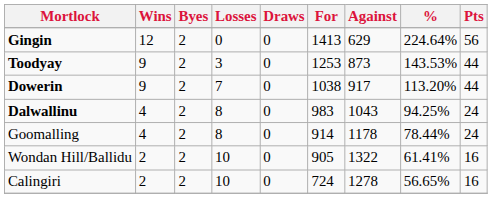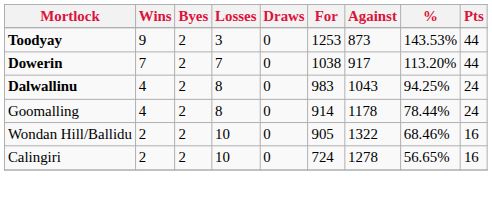- row: (30, 39)
(143, 87) 9 -> (143, 63) 7
(427, 157) 61.41% -> (427, 134) 68.46%
